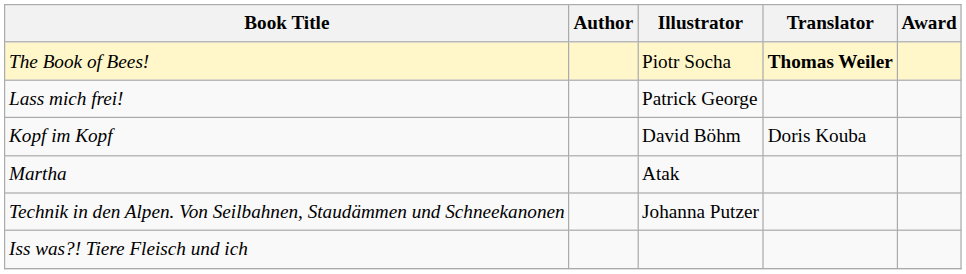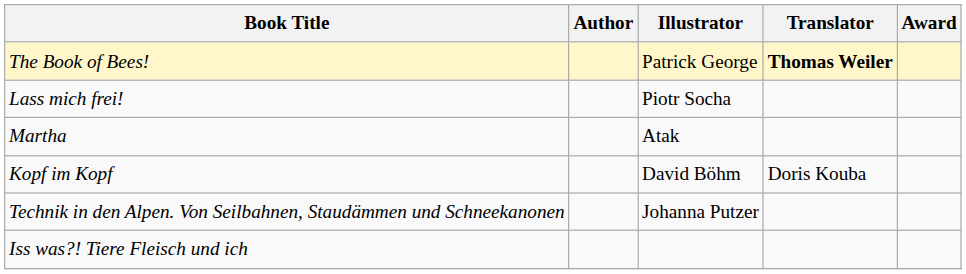(687, 60) Piotr Socha -> (700, 60) Patrick George
(700, 98) Patrick George -> (687, 98) Piotr Socha
rows swapped: (38, 173) <-> (61, 136)
